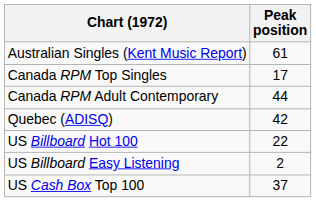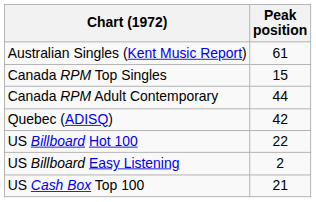(280, 75) 17 -> (280, 75) 15
(280, 185) 37 -> (280, 185) 21
